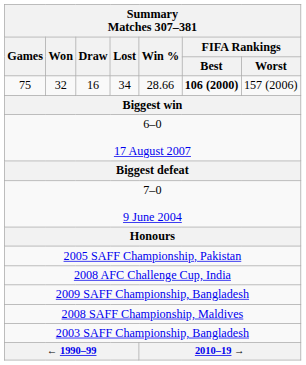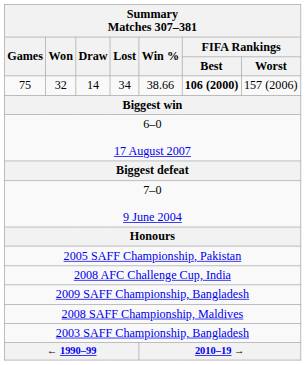(93, 85) 16 -> (93, 85) 14
(160, 85) 28.66 -> (160, 85) 38.66
